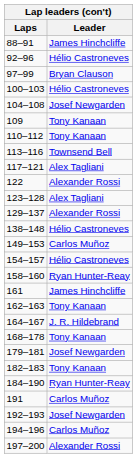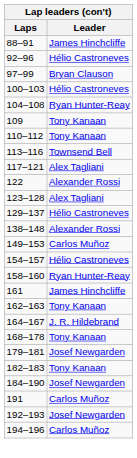(87, 105) Josef Newgarden -> (89, 105) Ryan Hunter-Reay
(85, 213) Alexander Rossi -> (89, 213) Hélio Castroneves
(89, 228) Hélio Castroneves -> (85, 228) Alexander Rossi
(89, 383) Ryan Hunter-Reay -> (87, 383) Josef Newgarden
- row: (26, 445)
